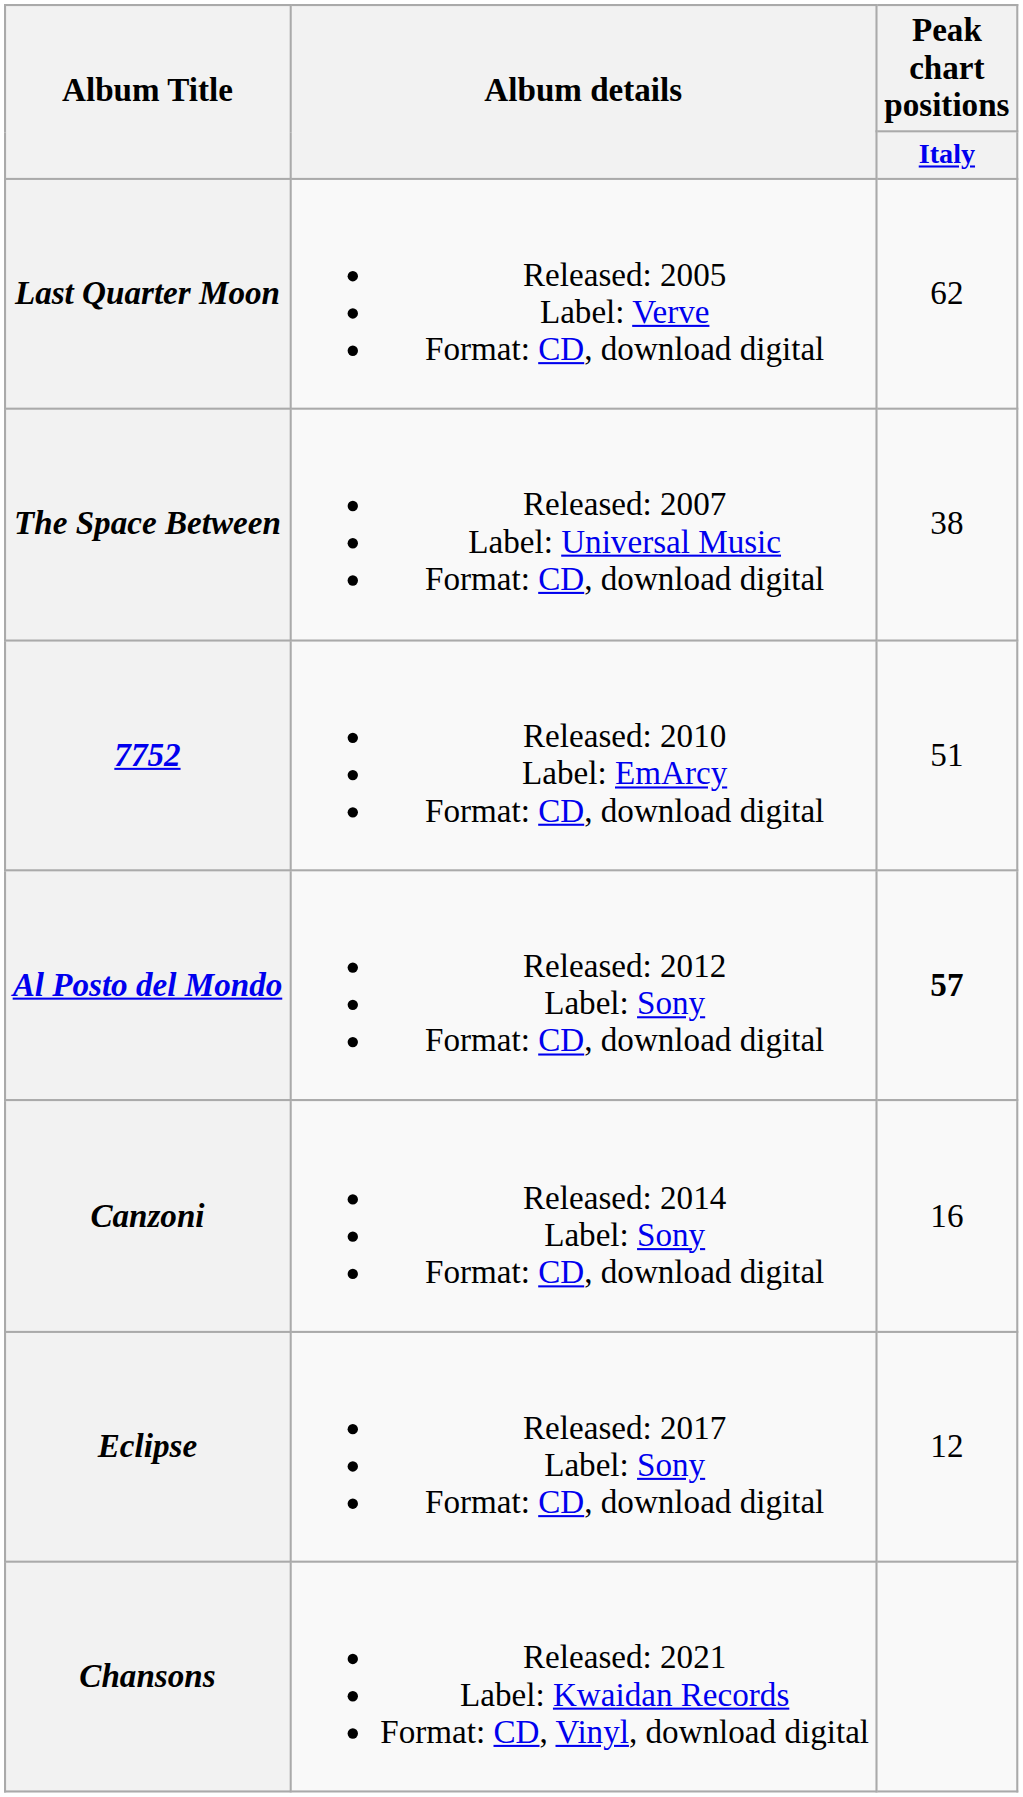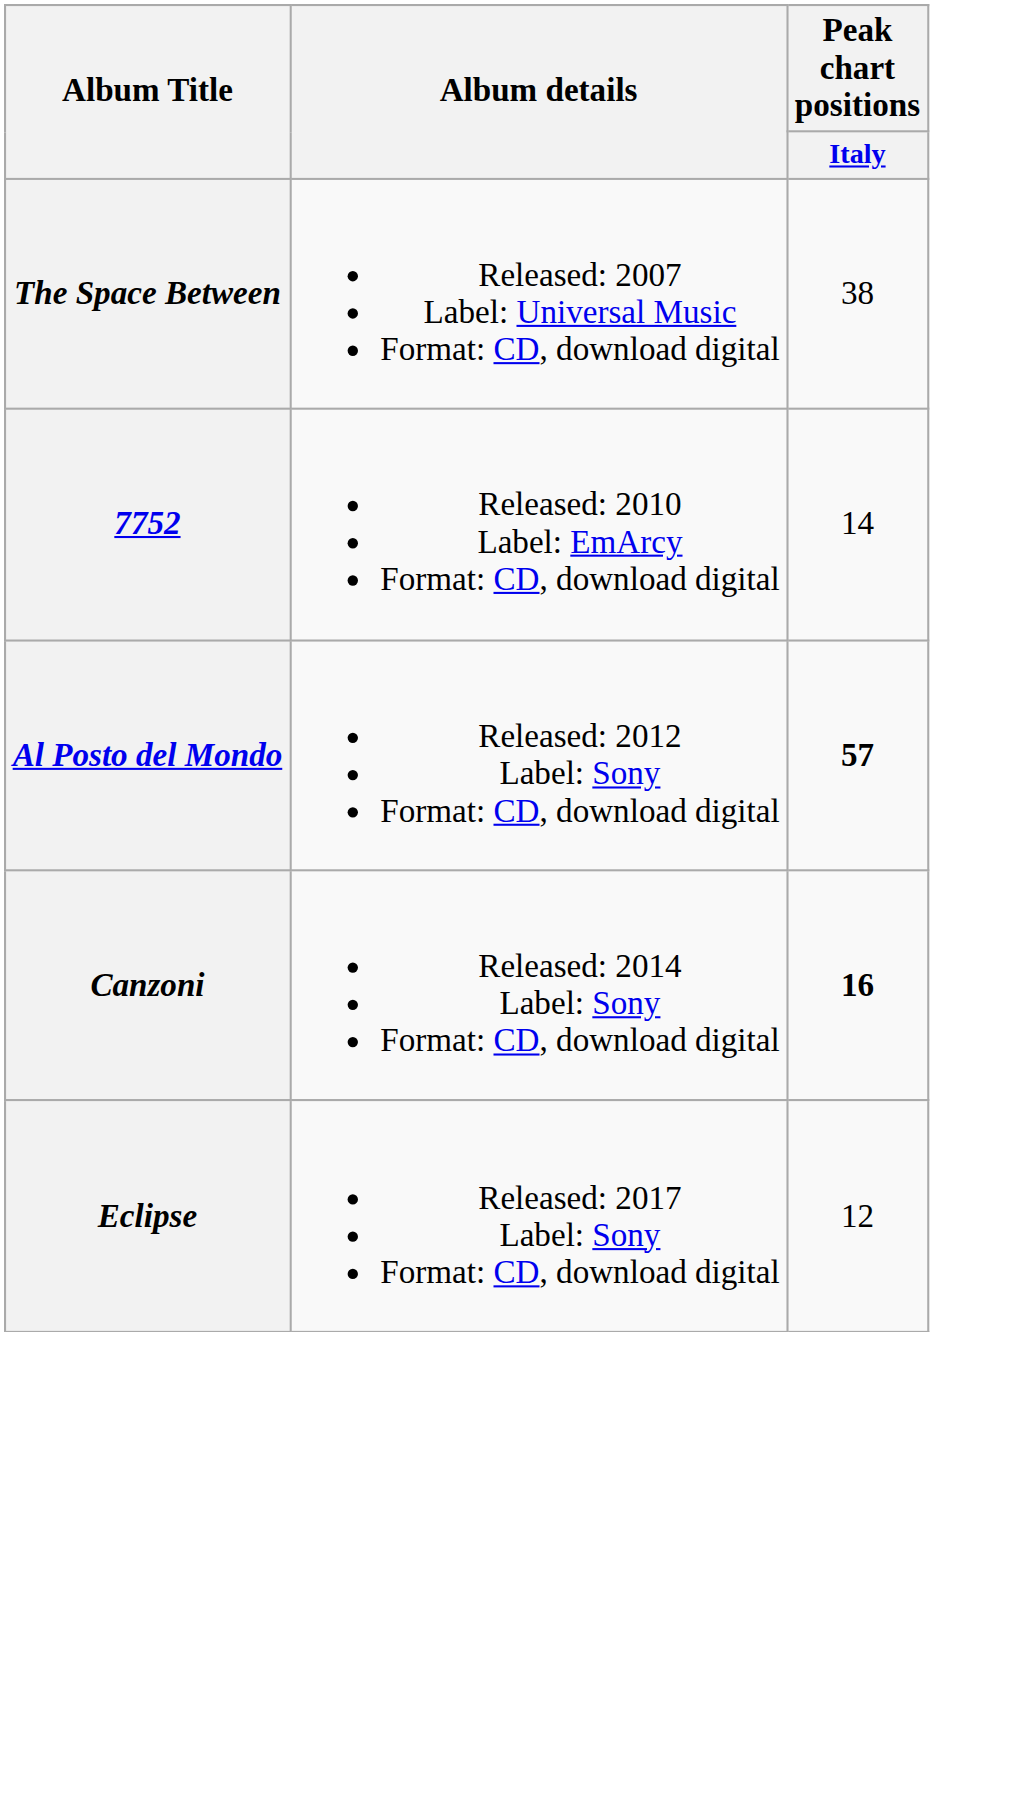- row: (147, 293)
(947, 754) 51 -> (857, 523) 14
(947, 1215) normal -> (857, 984) bold
- row: (147, 1676)
